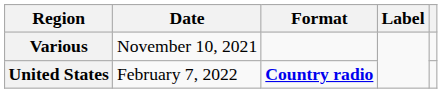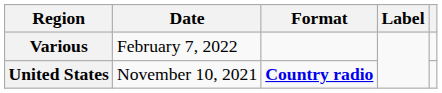(187, 46) November 10, 2021 -> (177, 46) February 7, 2022
(177, 74) February 7, 2022 -> (187, 74) November 10, 2021
